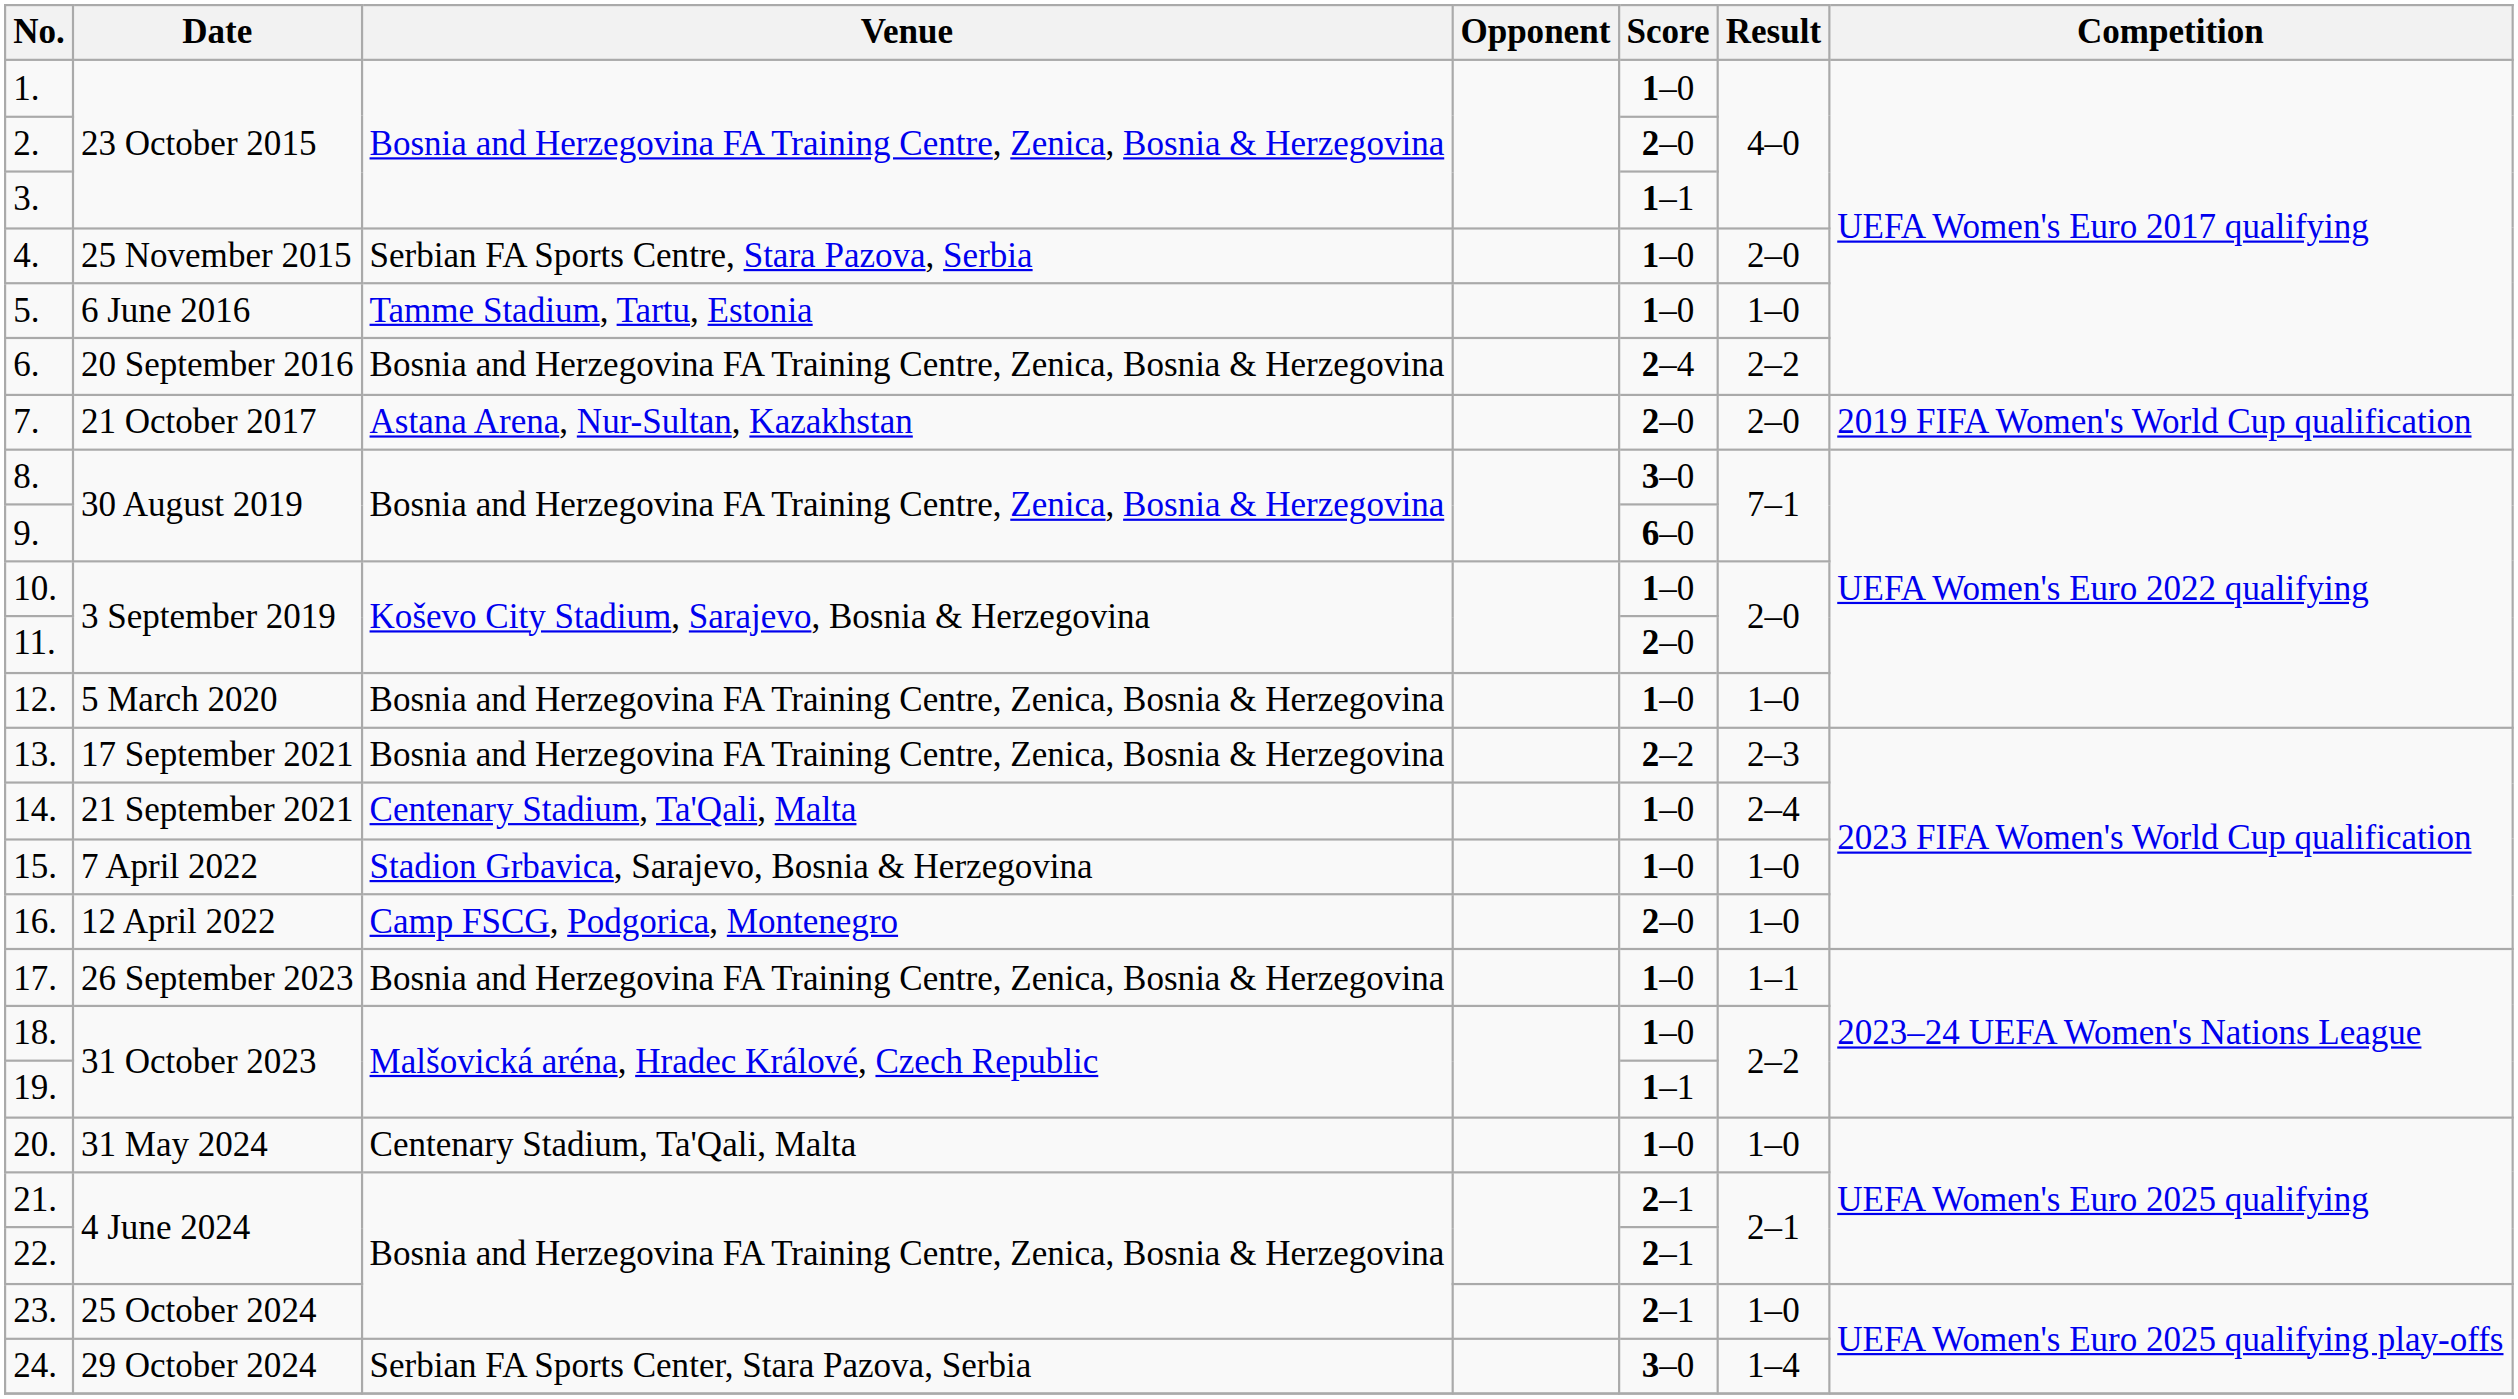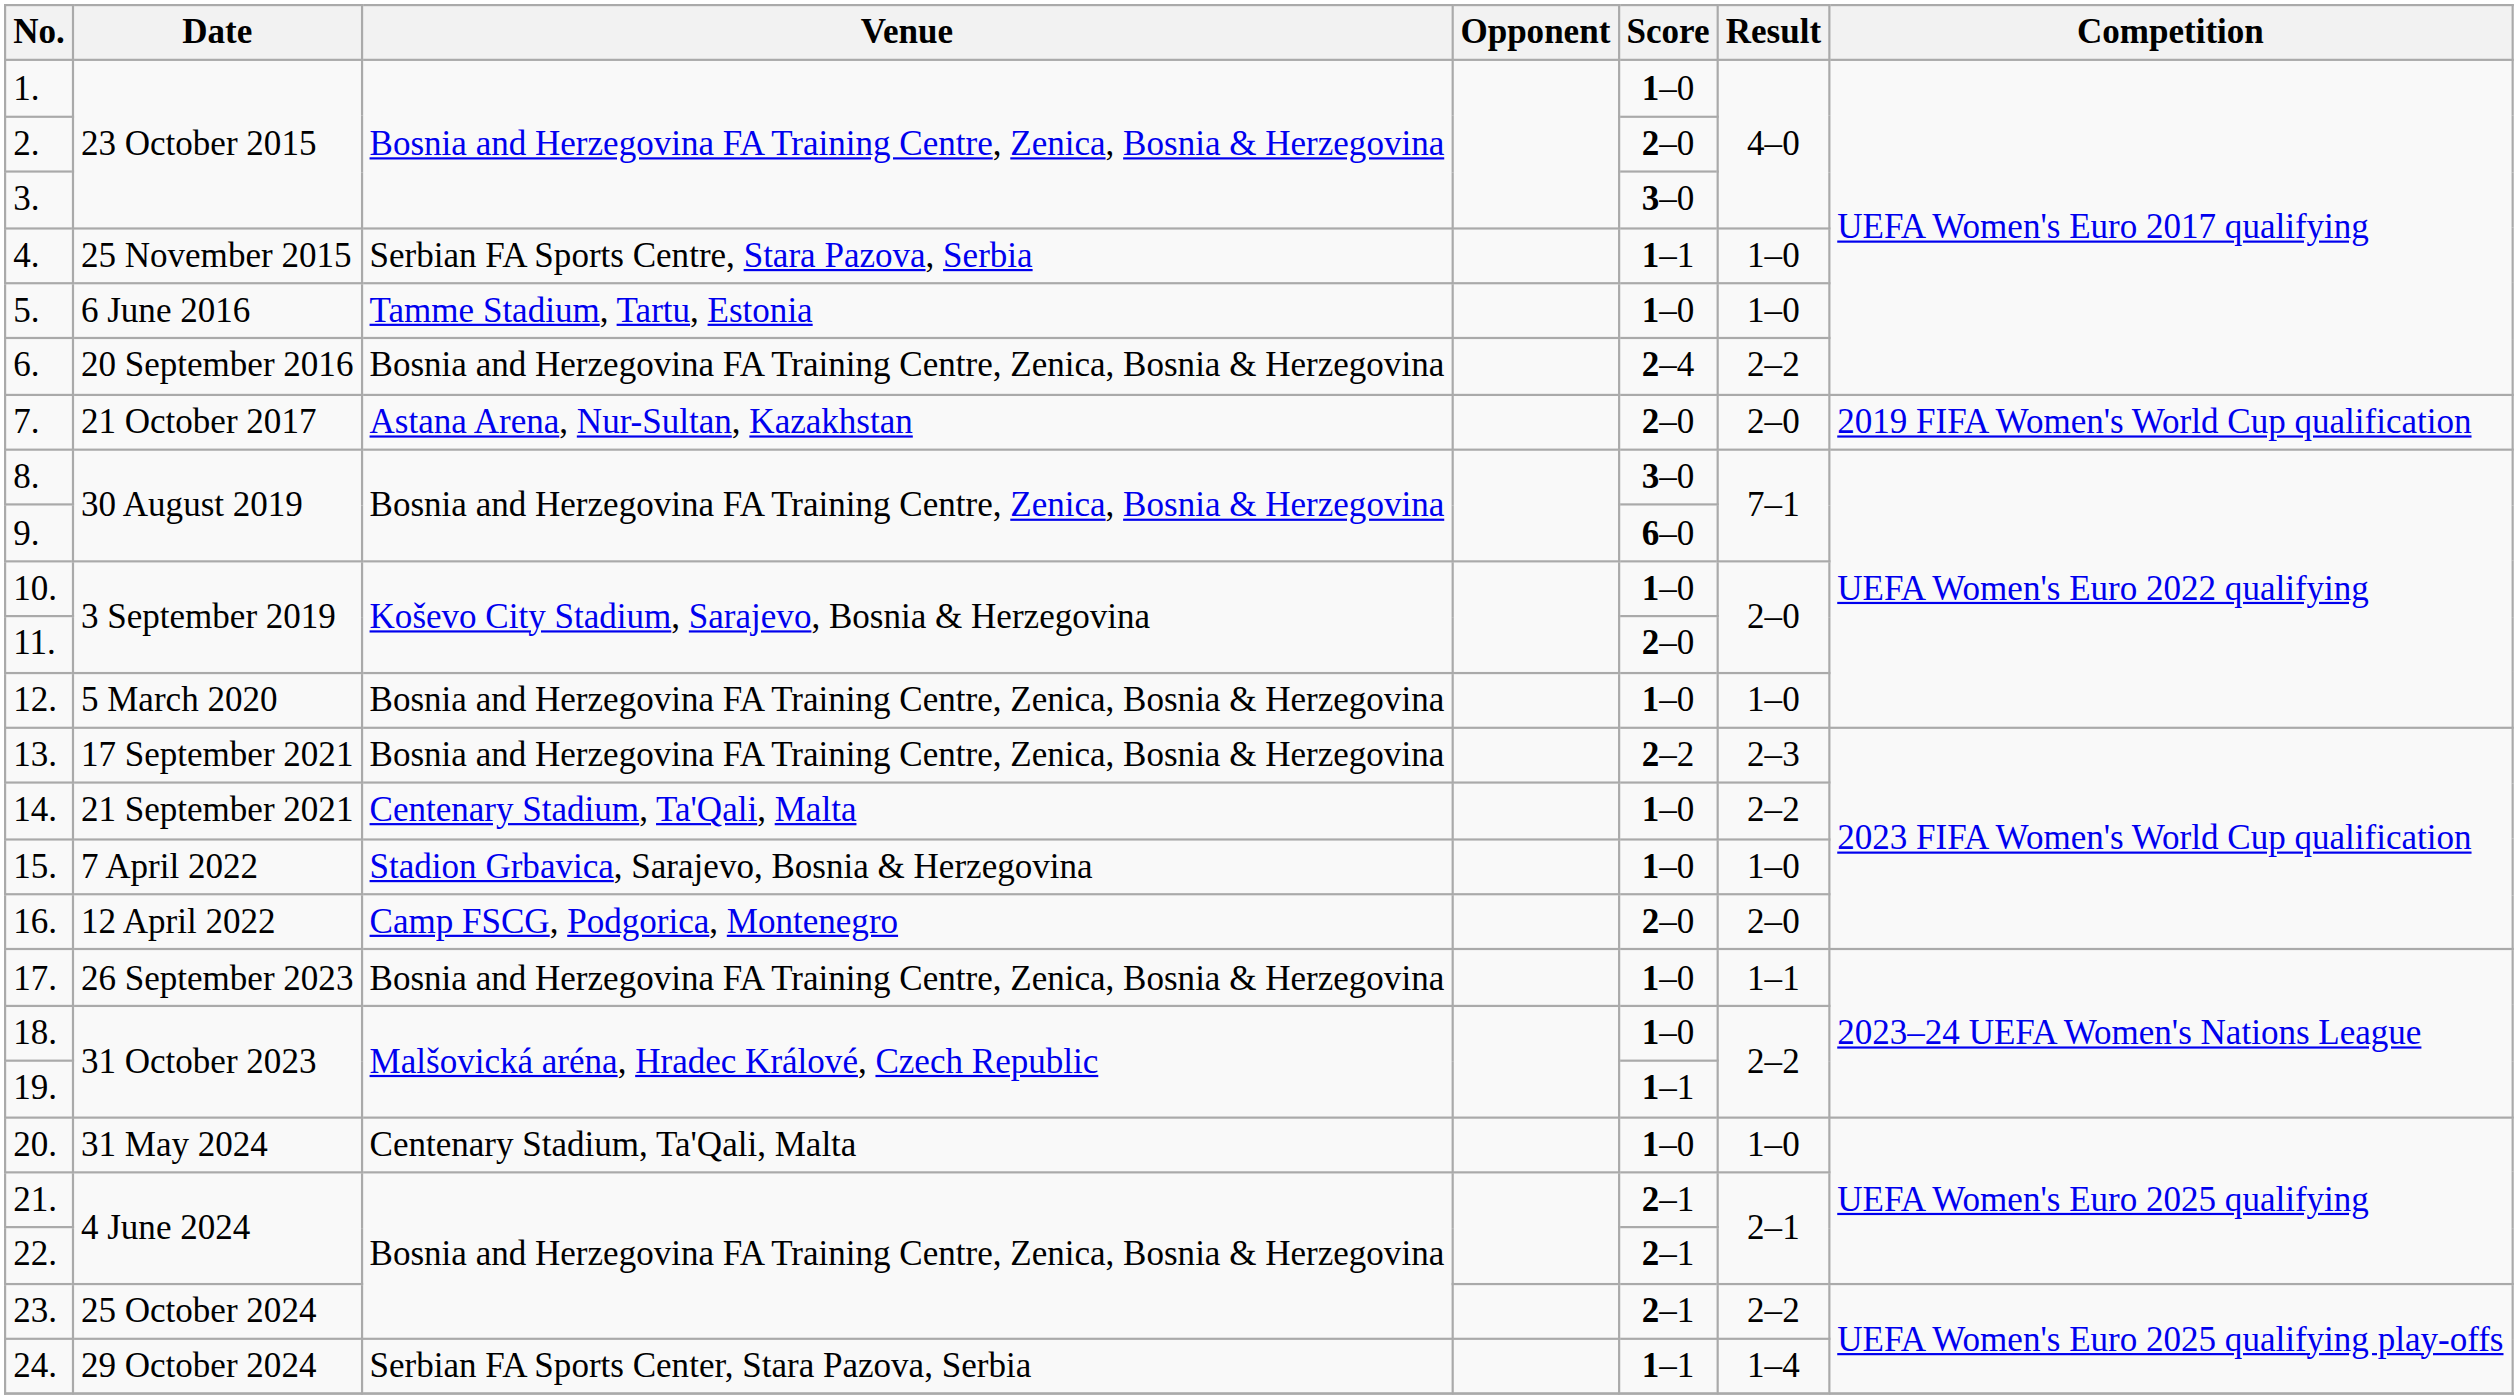(1668, 198) 1–1 -> (1668, 198) 3–0
(1668, 254) 1–0 -> (1668, 254) 1–1
(1773, 254) 2–0 -> (1773, 254) 1–0
(1773, 810) 2–4 -> (1773, 810) 2–2
(1773, 921) 1–0 -> (1773, 921) 2–0
(1773, 1310) 1–0 -> (1773, 1310) 2–2
(1668, 1365) 3–0 -> (1668, 1365) 1–1
